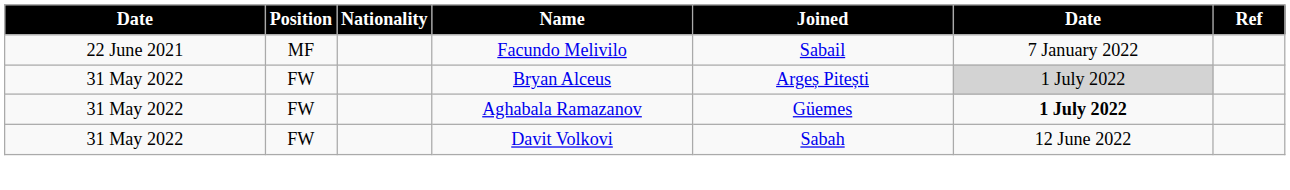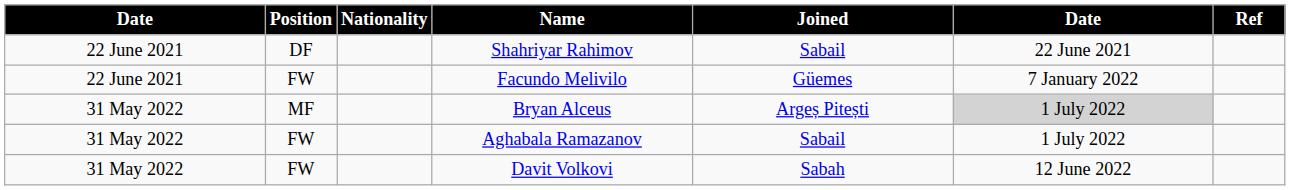+ row: (562, 49)
(301, 49) MF -> (301, 79) FW
(823, 49) Sabail -> (823, 79) Güemes
(301, 79) FW -> (301, 109) MF
(823, 109) Güemes -> (823, 139) Sabail
(1083, 109) bold -> (1083, 139) normal
